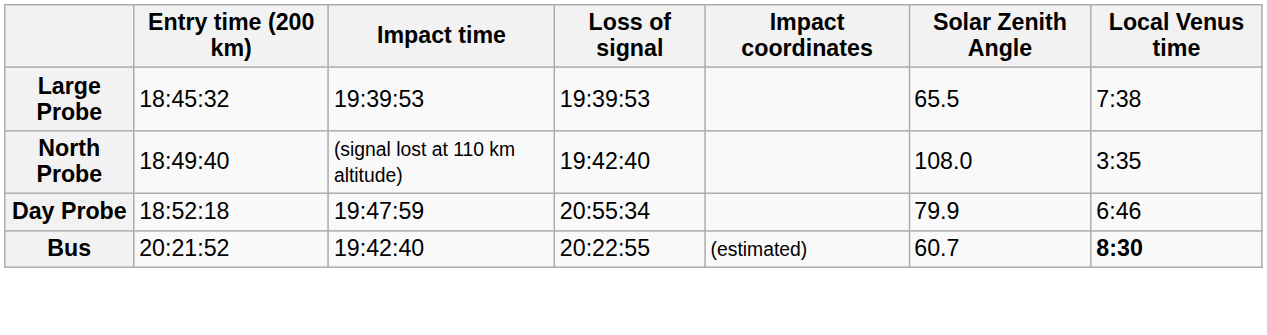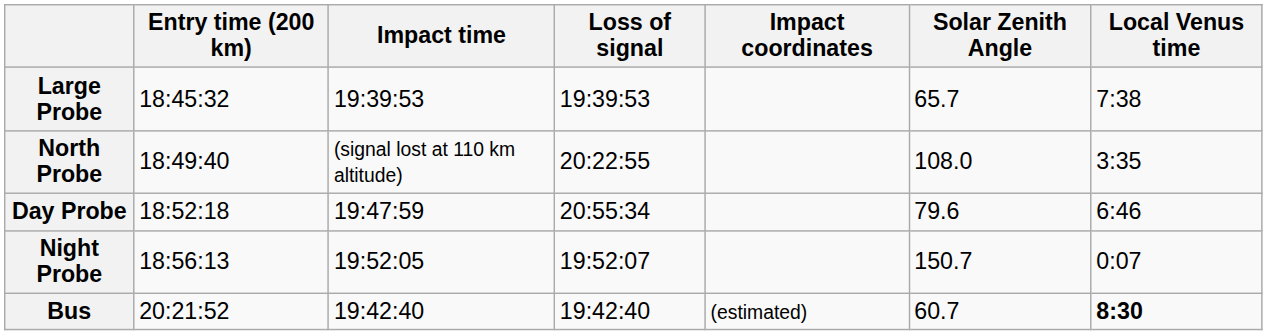(937, 98) 65.5 -> (937, 98) 65.7
(605, 161) 19:42:40 -> (605, 161) 20:22:55
(937, 211) 79.9 -> (937, 211) 79.6
+ row: (69, 261)
(605, 248) 20:22:55 -> (605, 311) 19:42:40
